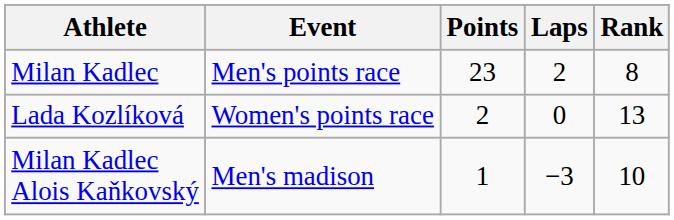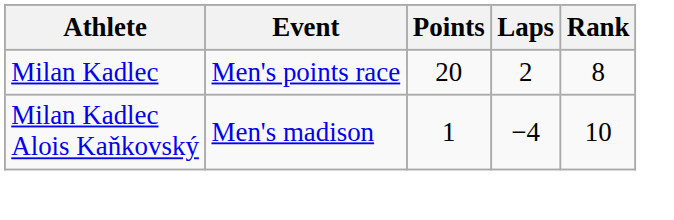(482, 71) 23 -> (449, 71) 20
- row: (98, 115)
(559, 176) −3 -> (526, 131) −4
